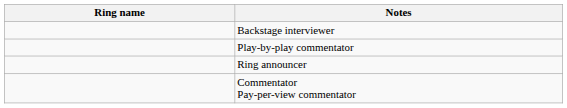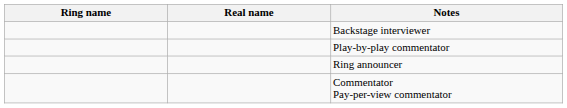+ column: (249, 13)
